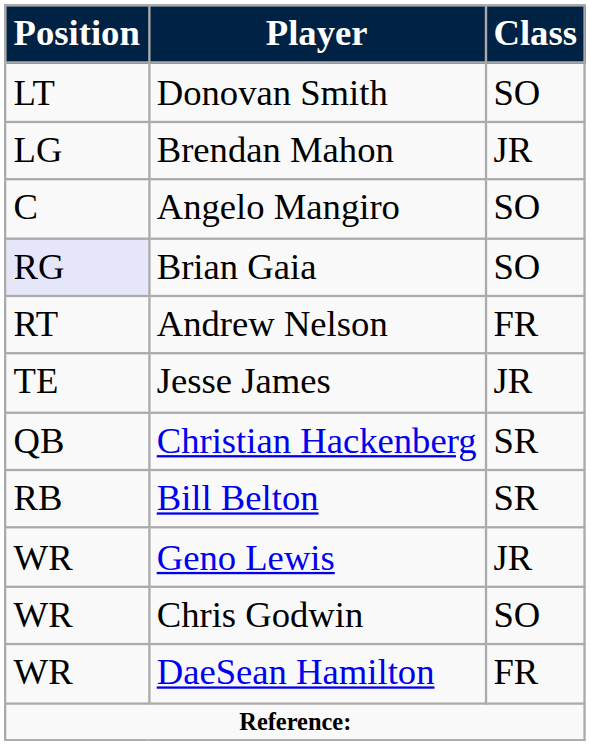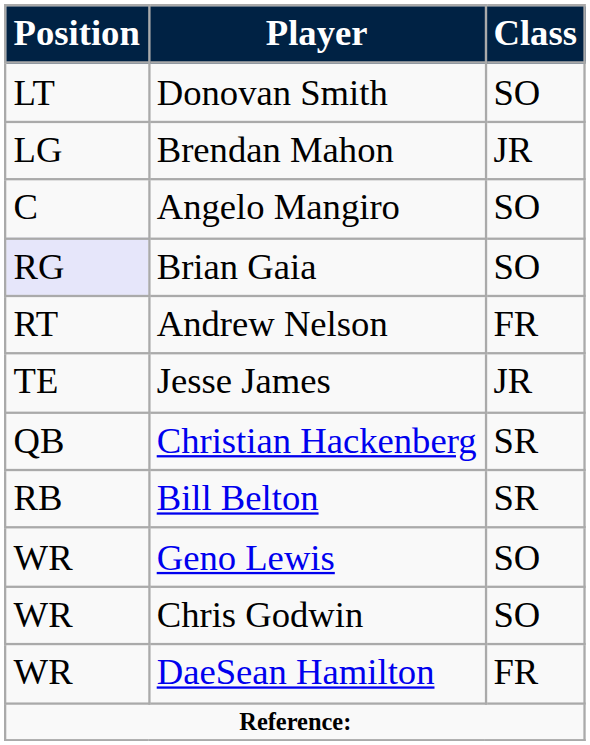(513, 556) JR -> (517, 556) SO
